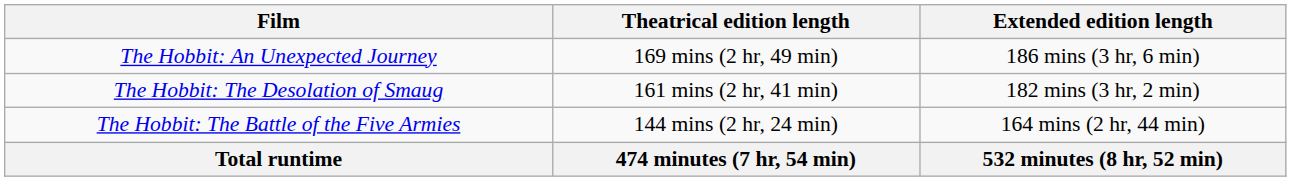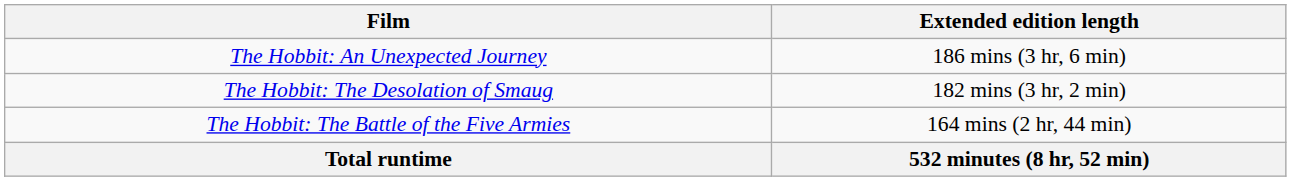- column: (736, 21)
